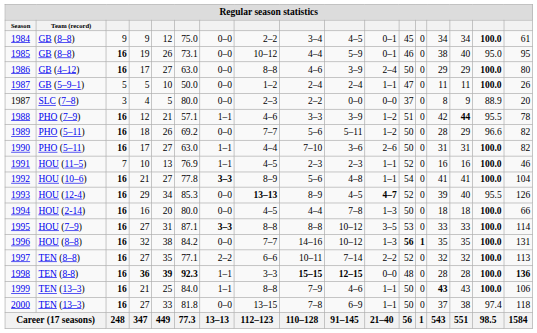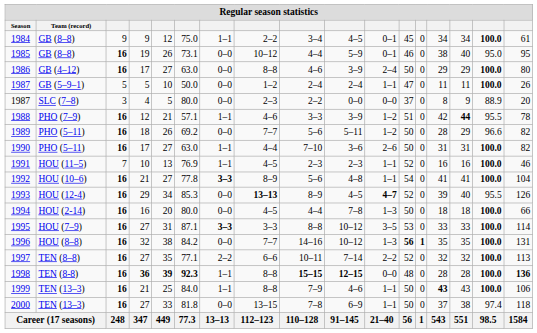(225, 38) 0–0 -> (225, 38) 1–1
(270, 226) 8–8 -> (270, 226) 3–3
(270, 273) 3–3 -> (270, 273) 8–8
